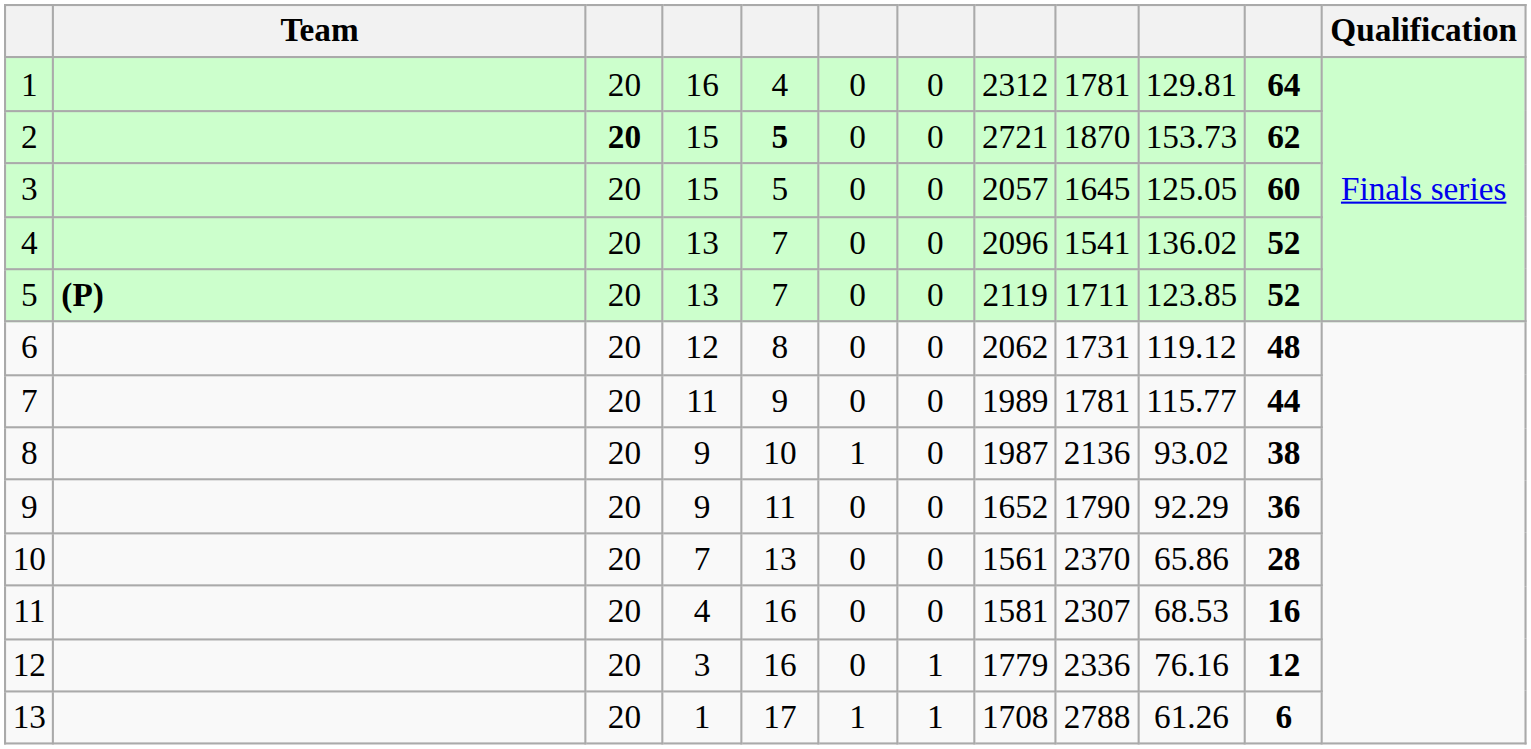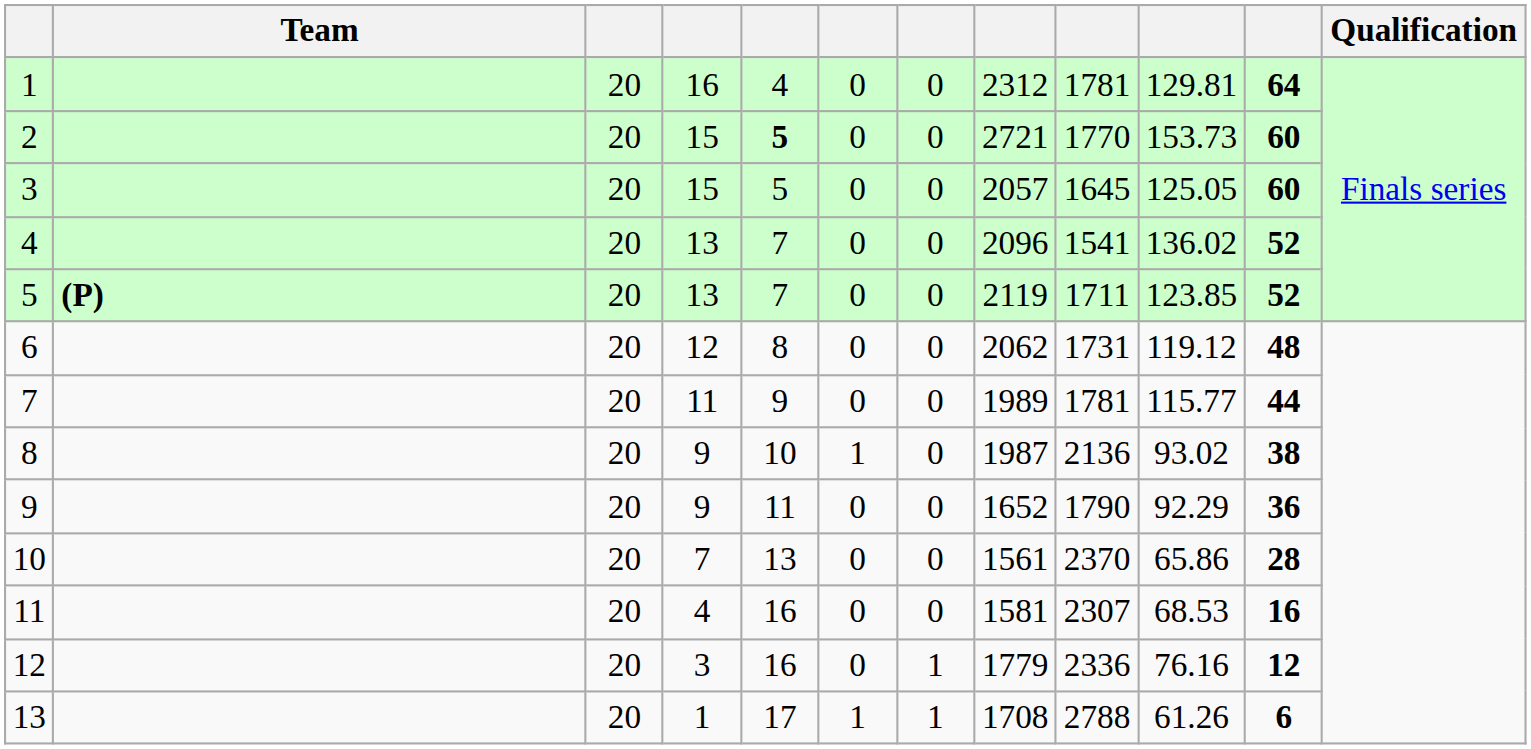(624, 136) bold -> (624, 136) normal
(1097, 136) 1870 -> (1097, 136) 1770
(1284, 136) 62 -> (1284, 136) 60
